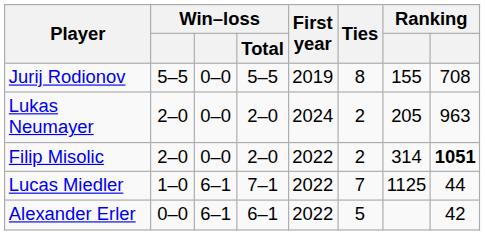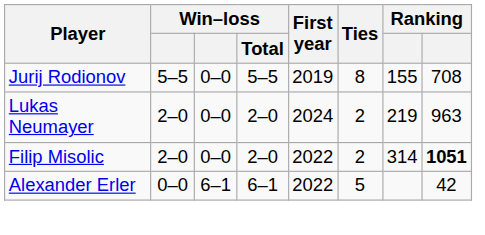(406, 116) 205 -> (402, 116) 219
- row: (66, 185)
